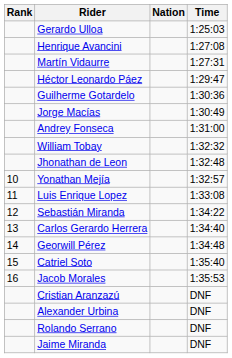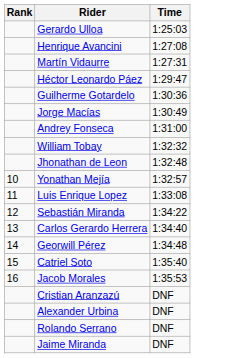- column: (169, 13)
